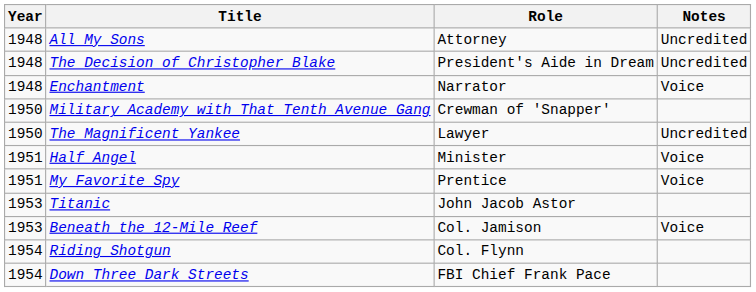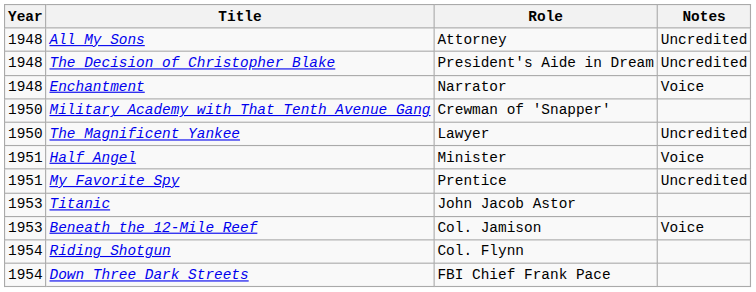(682, 181) Voice -> (704, 181) Uncredited
